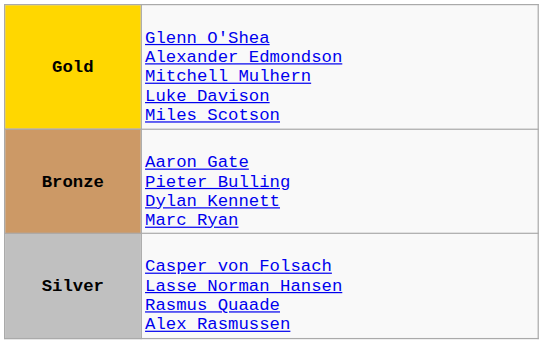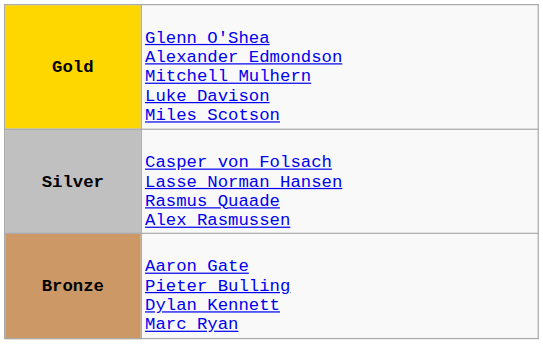rows swapped: (73, 287) <-> (73, 182)
